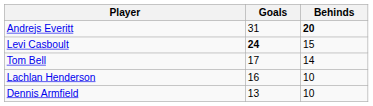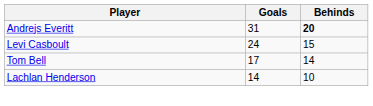(253, 45) bold -> (253, 45) normal
(253, 77) 16 -> (253, 77) 14
- row: (43, 93)
